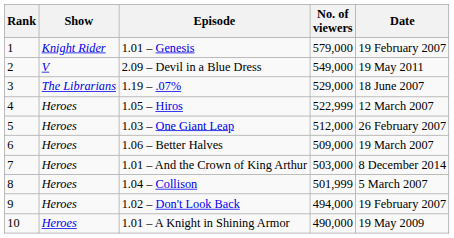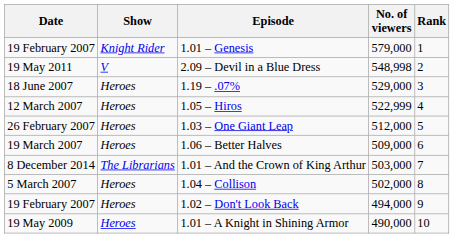columns swapped: (22, 21) <-> (402, 21)
(333, 67) 549,000 -> (392, 67) 548,998
(79, 86) The Librarians -> (118, 86) Heroes
(59, 164) Heroes -> (138, 164) The Librarians
(333, 184) 501,999 -> (392, 184) 502,000
